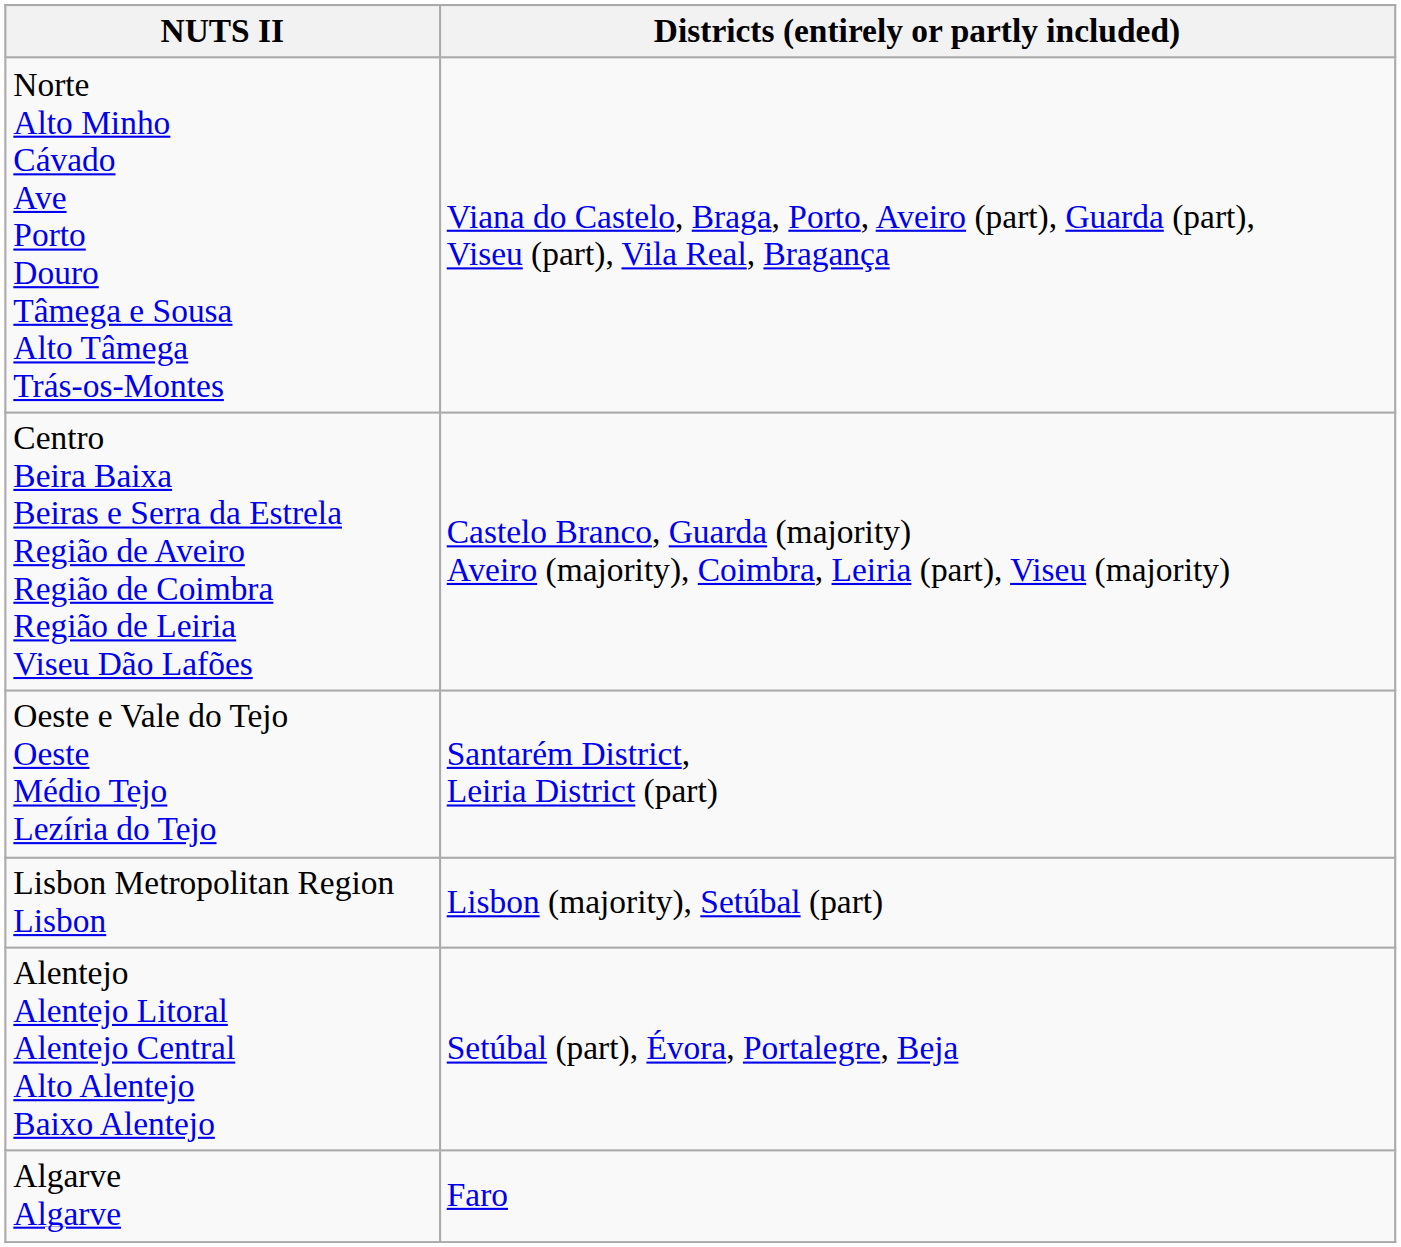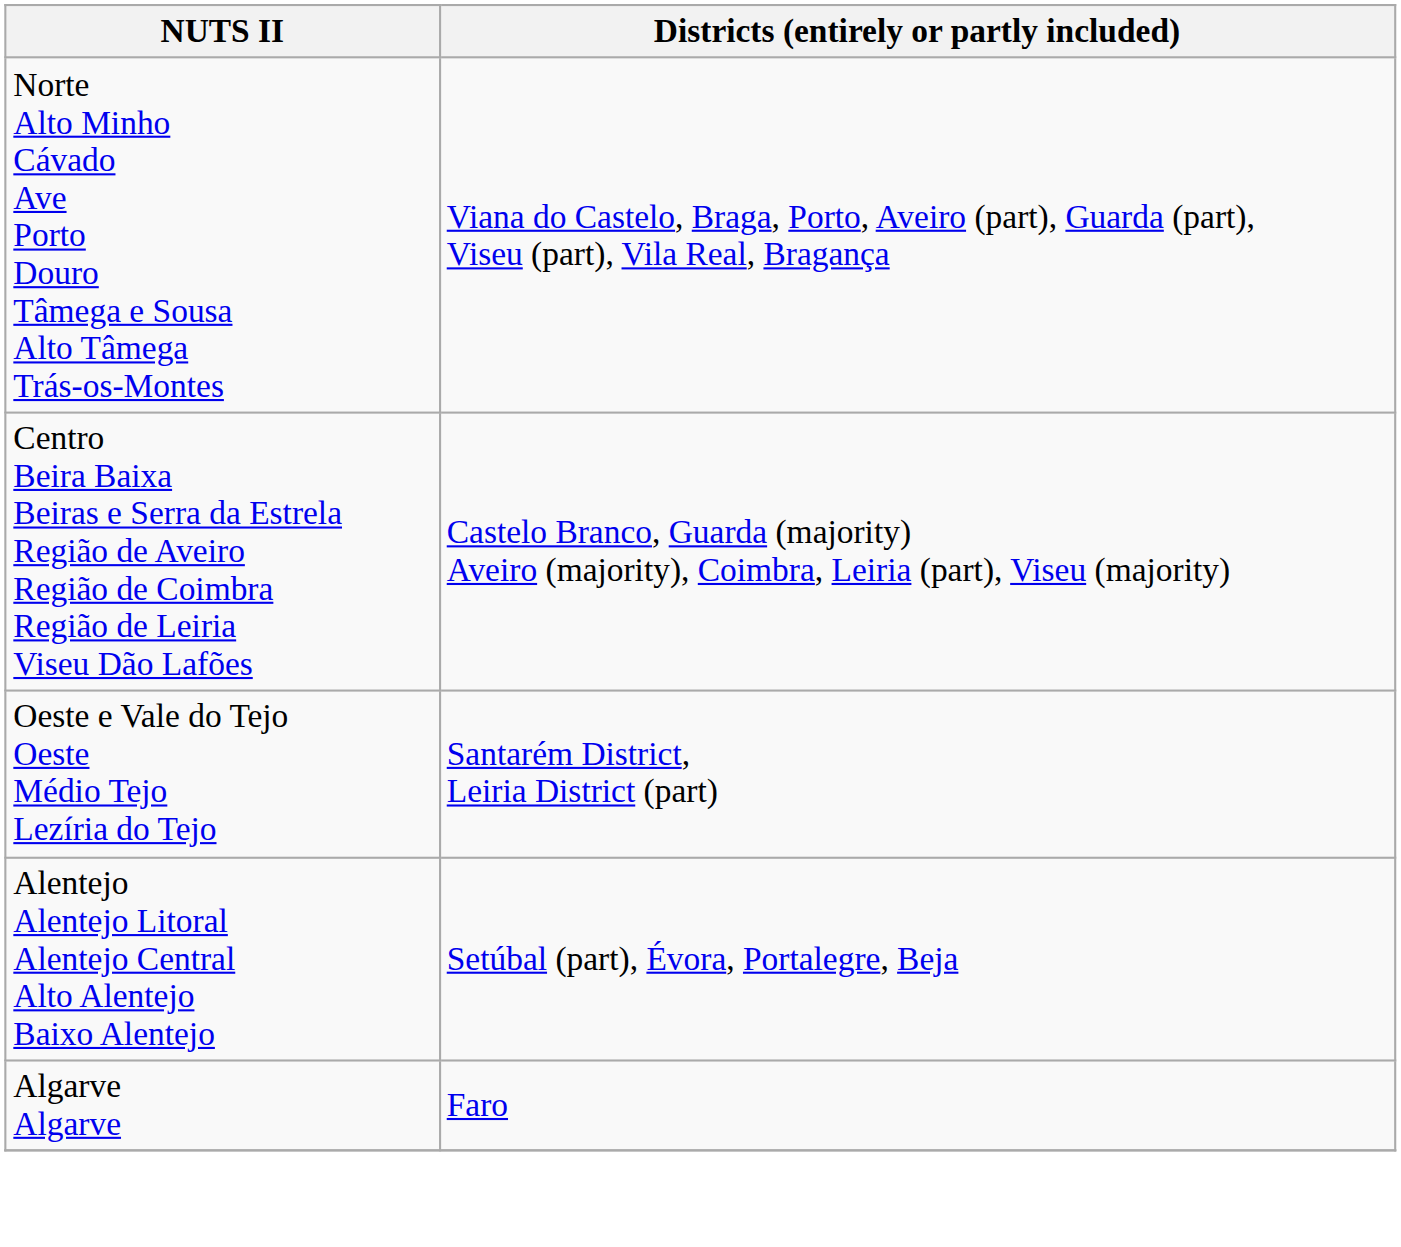- row: (204, 901)
